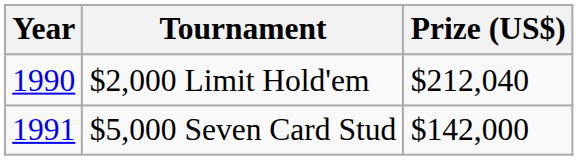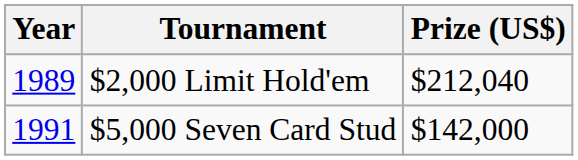(44, 79) 1990 -> (44, 79) 1989
